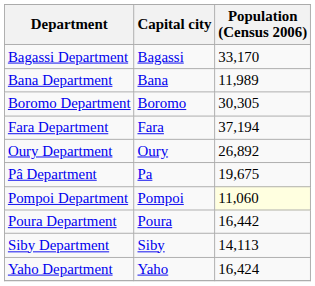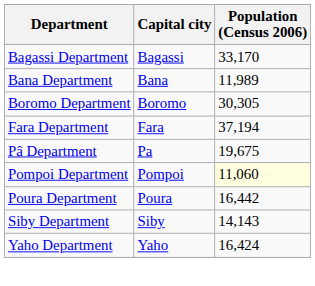- row: (60, 151)
(239, 245) 14,113 -> (239, 221) 14,143
